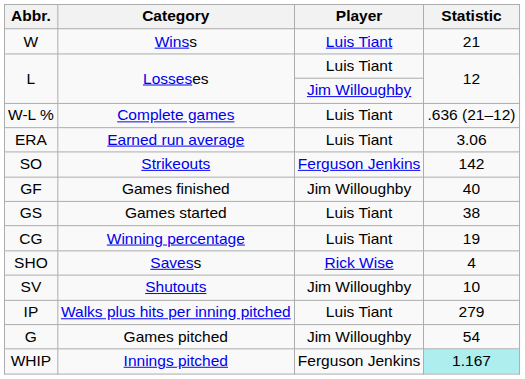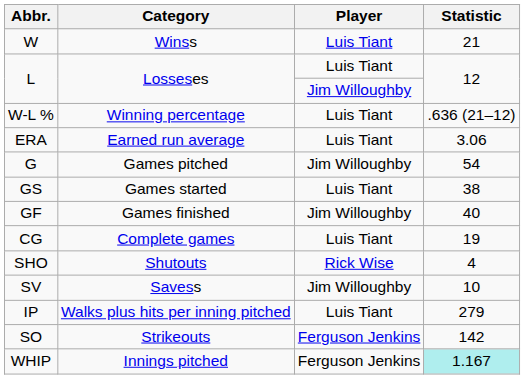(176, 115) Complete games -> (176, 115) Winning percentage
rows swapped: (31, 336) <-> (31, 164)
rows swapped: (31, 213) <-> (31, 189)
(176, 238) Winning percentage -> (176, 238) Complete games
(176, 262) Savess -> (176, 262) Shutouts
(176, 287) Shutouts -> (176, 287) Savess
